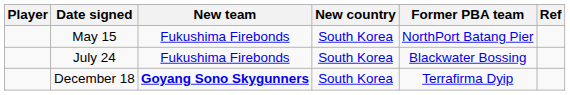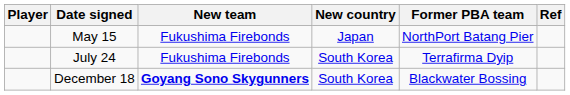(355, 36) South Korea -> (355, 36) Japan
(468, 57) Blackwater Bossing -> (468, 57) Terrafirma Dyip
(468, 79) Terrafirma Dyip -> (468, 79) Blackwater Bossing
